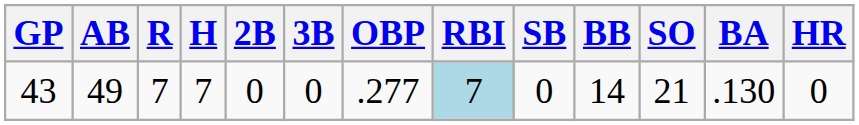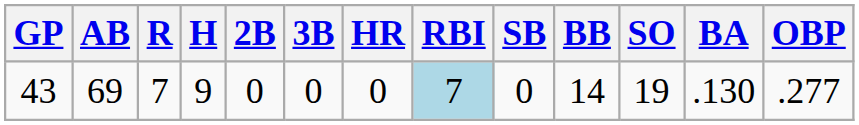columns swapped: (819, 33) <-> (388, 33)
(105, 90) 49 -> (105, 90) 69
(203, 90) 7 -> (203, 90) 9
(672, 90) 21 -> (652, 90) 19
